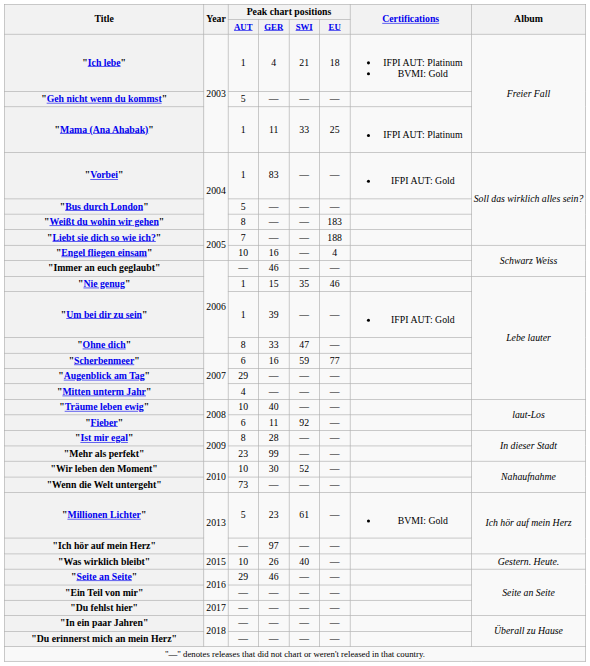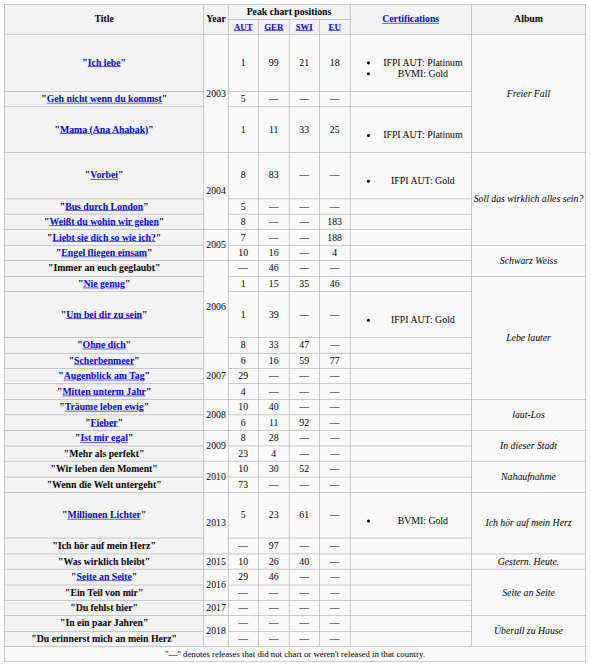(274, 62) 4 -> (274, 62) 99
(243, 175) 1 -> (243, 175) 8
(274, 453) 99 -> (274, 453) 4
